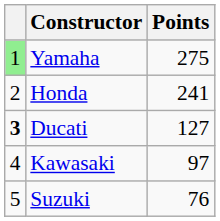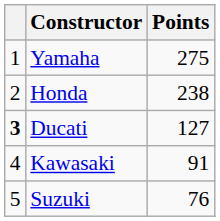(15, 57) lightgreen background -> (15, 57) no background
(193, 93) 241 -> (193, 93) 238
(199, 163) 97 -> (199, 163) 91
